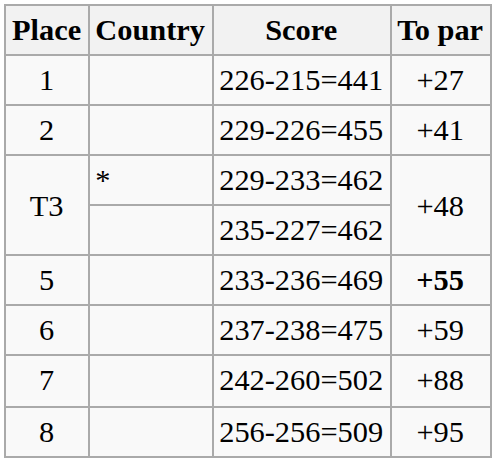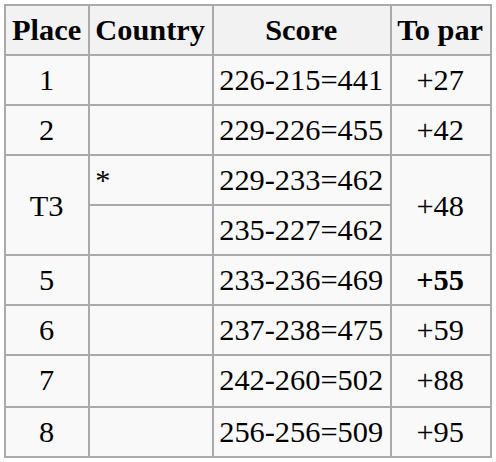(440, 130) +41 -> (440, 130) +42
